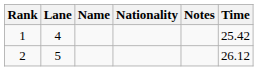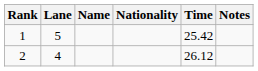columns swapped: (235, 14) <-> (199, 14)
(58, 35) 4 -> (58, 35) 5
(58, 55) 5 -> (58, 55) 4
